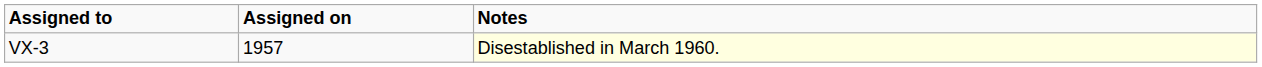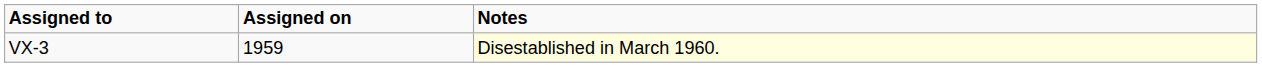(263, 47) 1957 -> (263, 47) 1959
